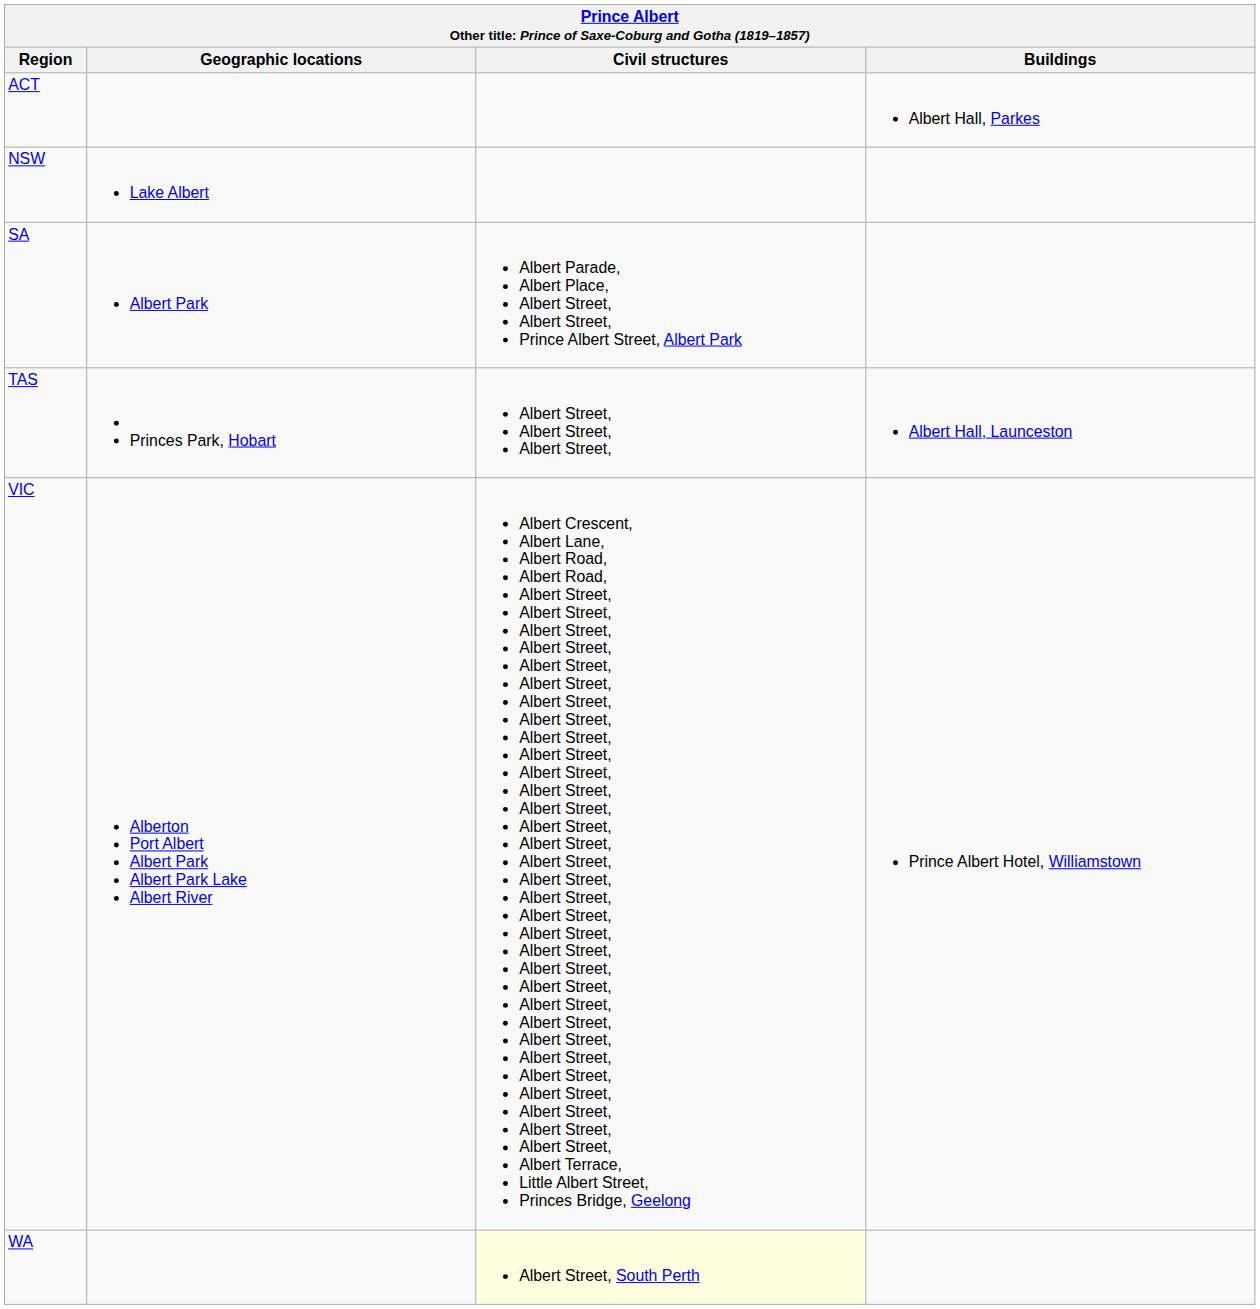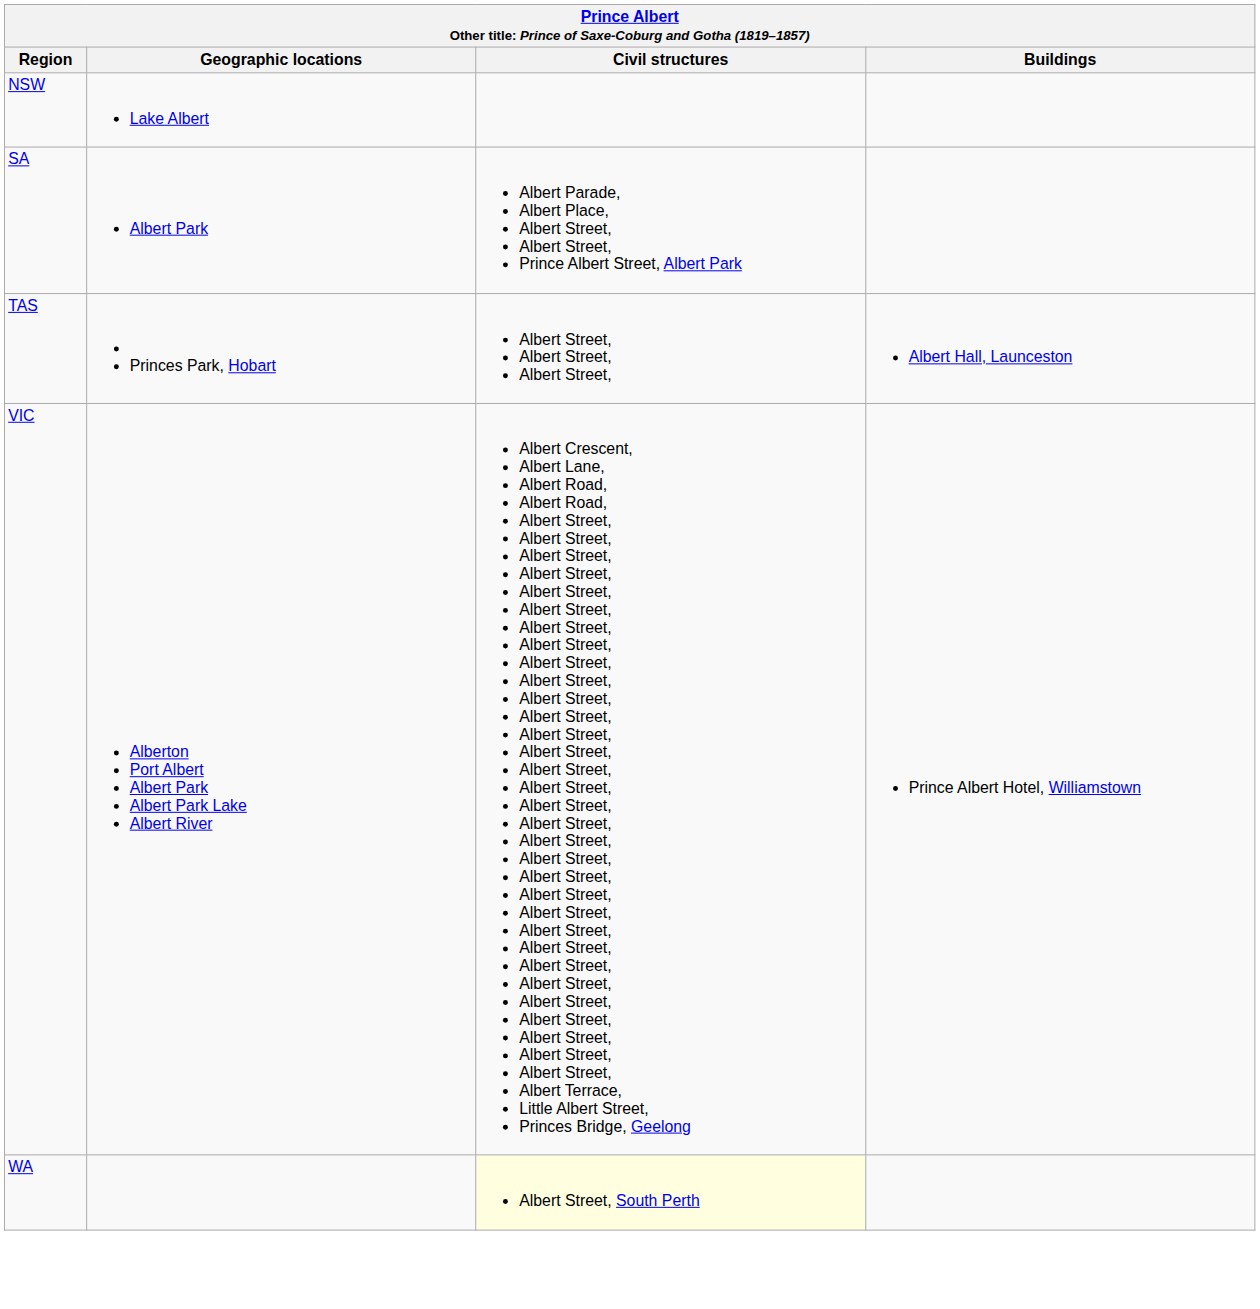- row: (24, 85)
